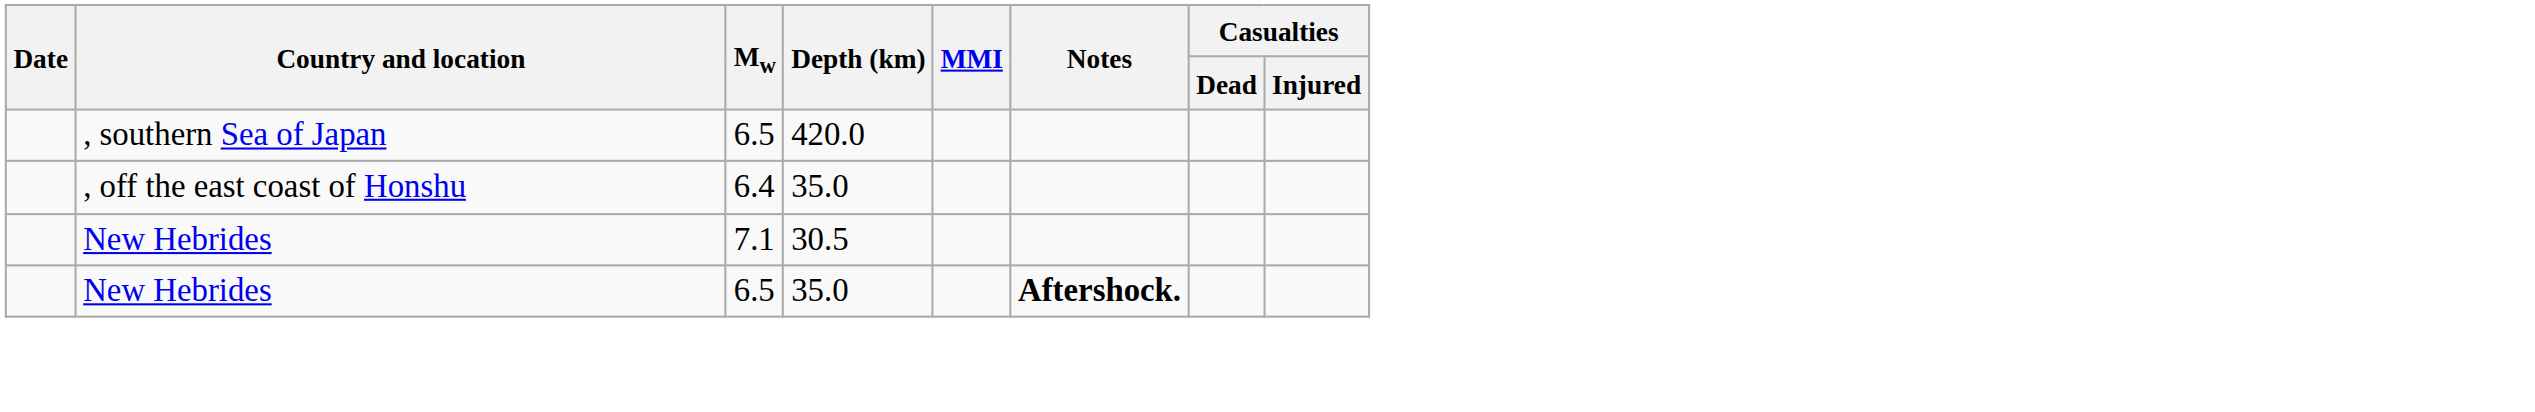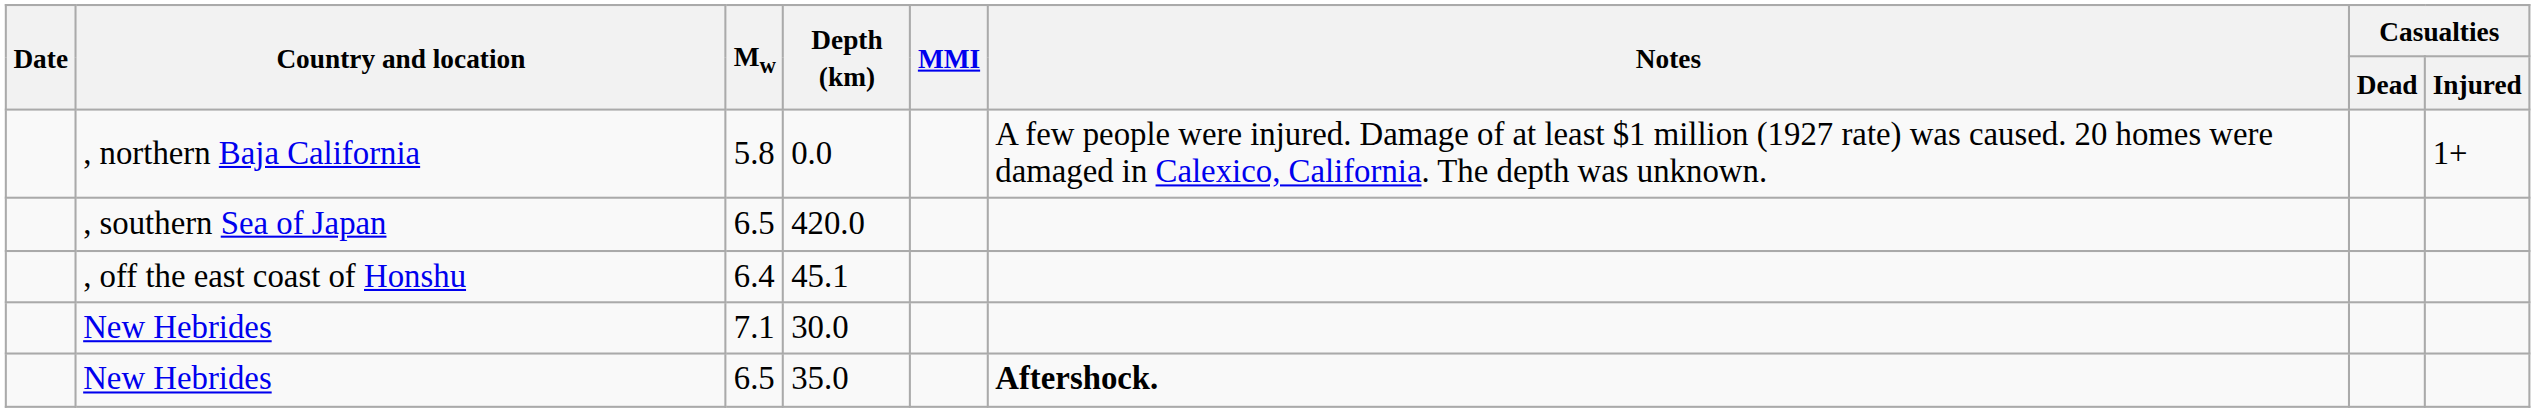+ row: (252, 152)
(820, 186) 35.0 -> (820, 275) 45.1
(820, 238) 30.5 -> (820, 327) 30.0
